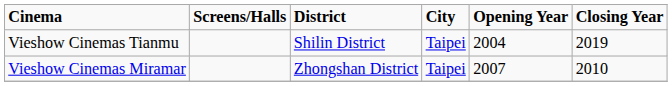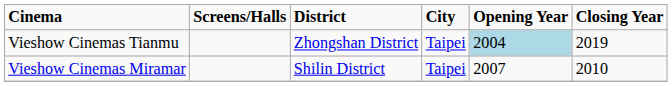(339, 42) Shilin District -> (356, 42) Zhongshan District
(489, 42) no background -> (489, 42) lightblue background
(356, 68) Zhongshan District -> (339, 68) Shilin District
